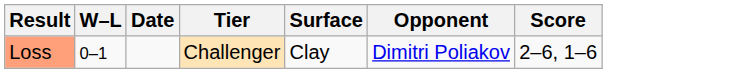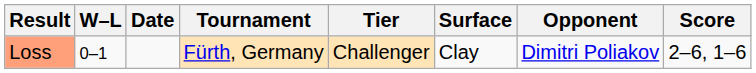+ column: (254, 20)
